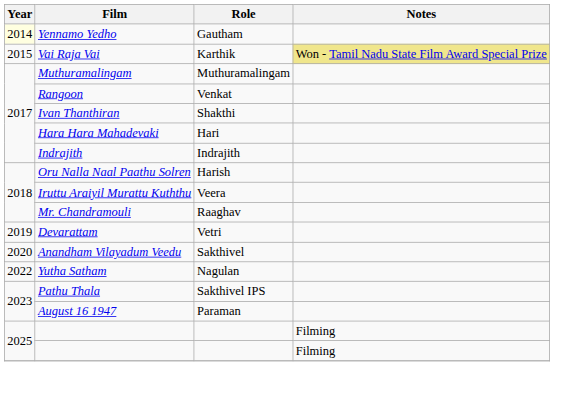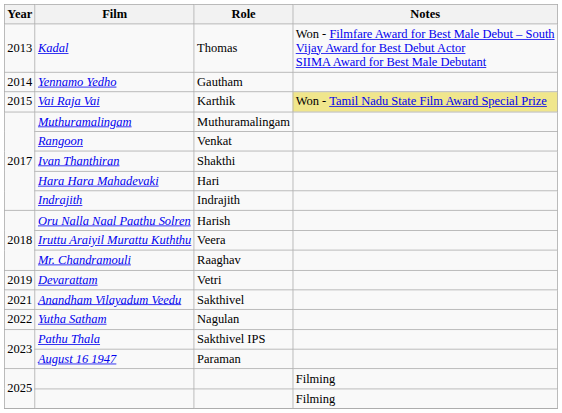+ row: (53, 48)
(20, 34) lightyellow background -> (20, 82) no background
(20, 251) 2020 -> (20, 299) 2021
